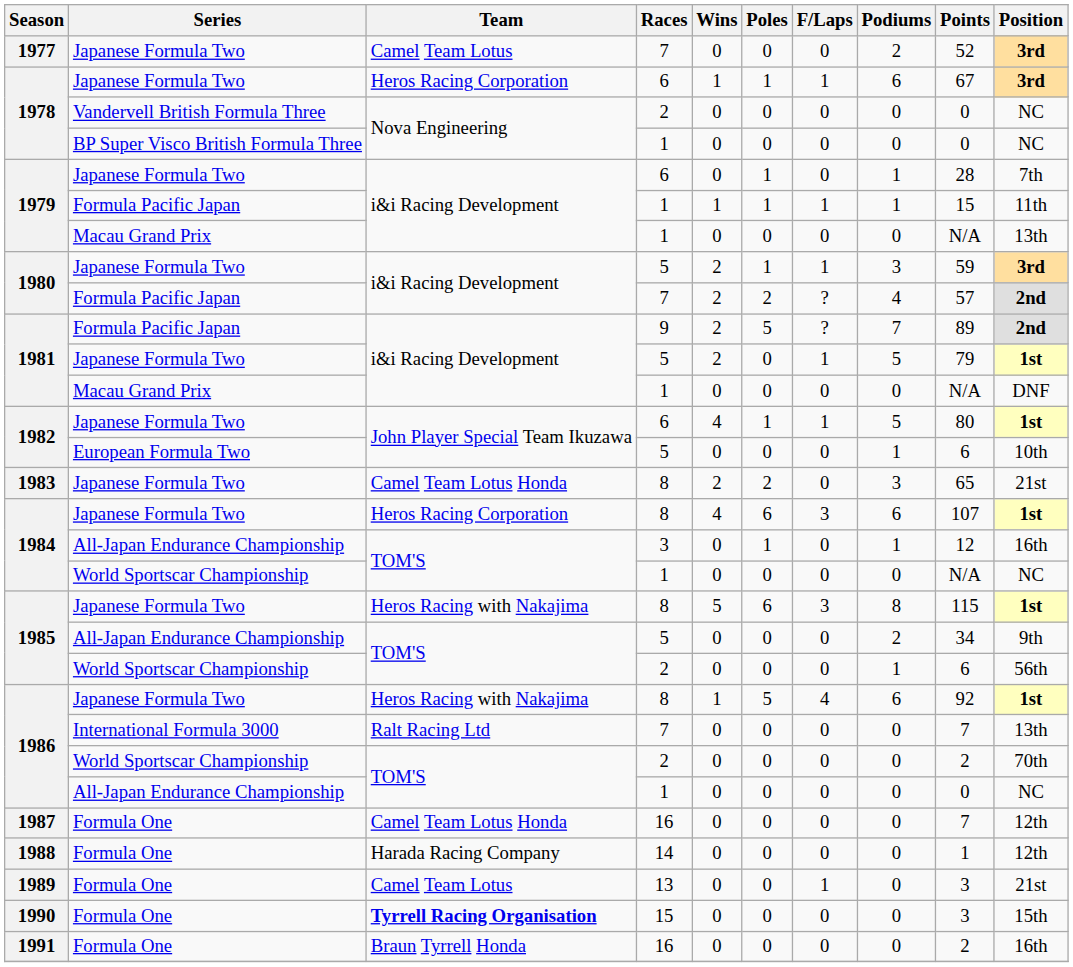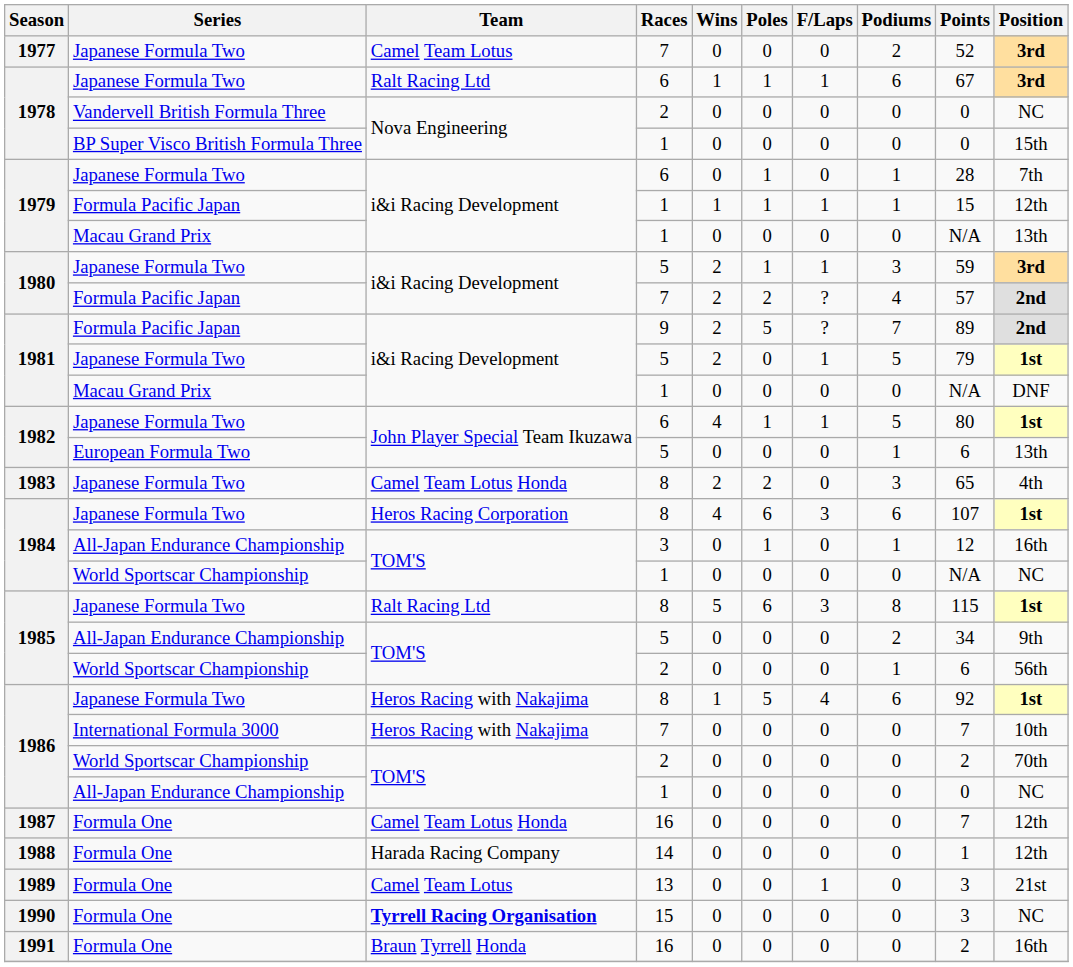(469, 82) Heros Racing Corporation -> (430, 82) Ralt Racing Ltd
(1031, 143) NC -> (1031, 143) 15th
(1031, 205) 11th -> (1031, 205) 12th
(1031, 452) 10th -> (1031, 452) 13th
(1031, 483) 21st -> (1031, 483) 4th
(480, 606) Heros Racing with Nakajima -> (430, 606) Ralt Racing Ltd
(430, 730) Ralt Racing Ltd -> (480, 730) Heros Racing with Nakajima
(1031, 730) 13th -> (1031, 730) 10th
(1031, 915) 15th -> (1031, 915) NC
